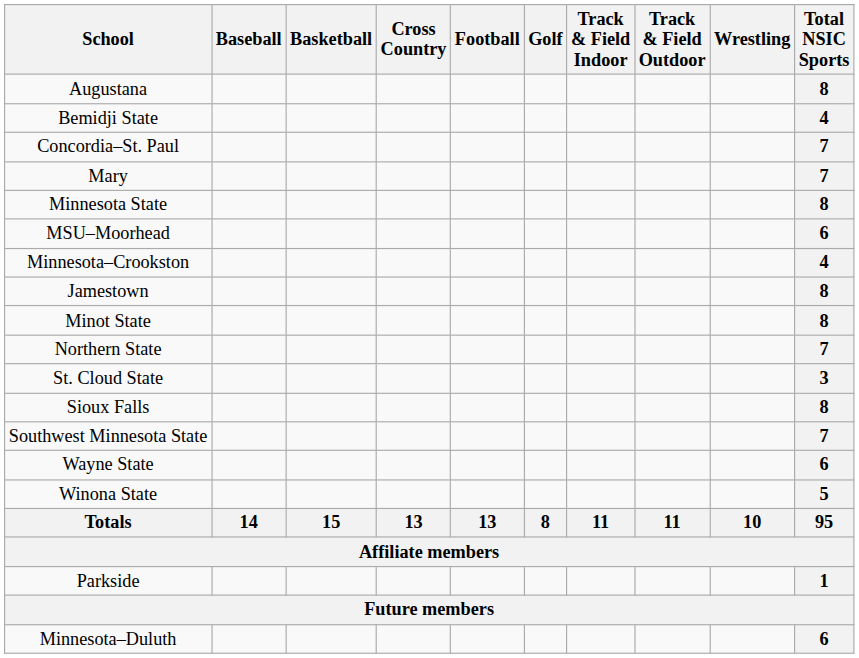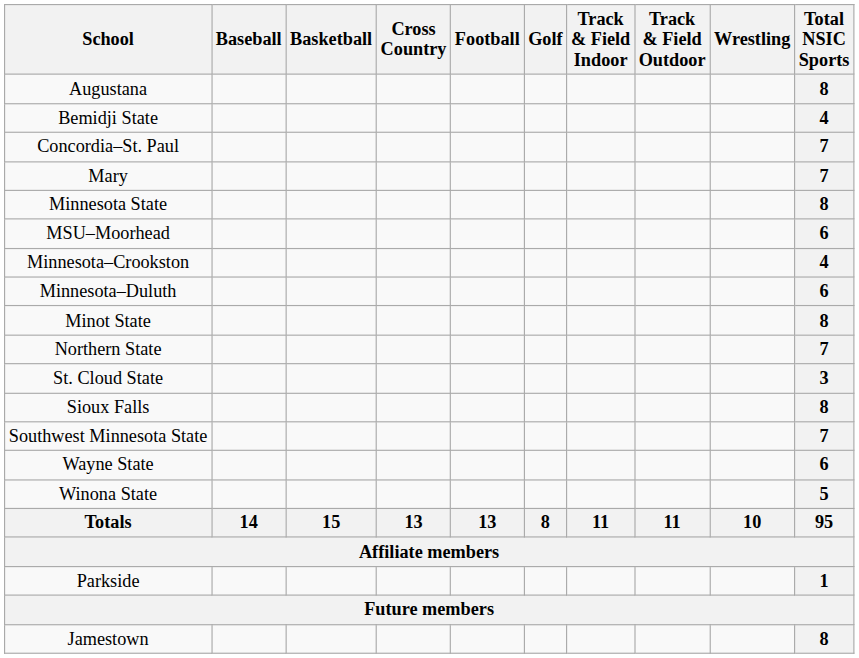rows swapped: (108, 638) <-> (108, 291)
